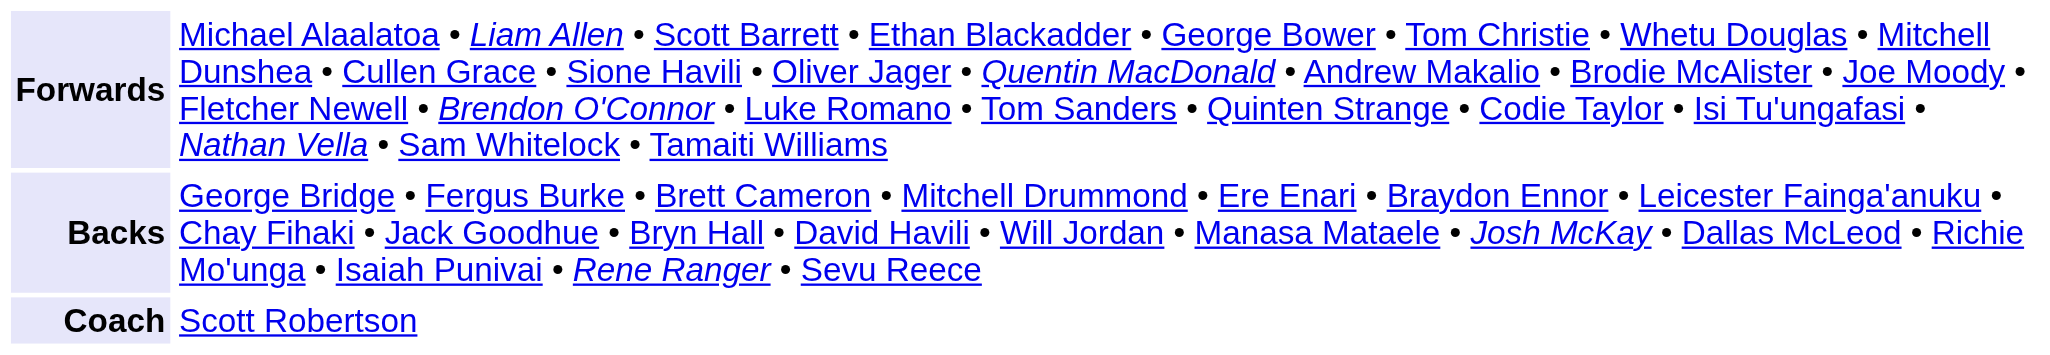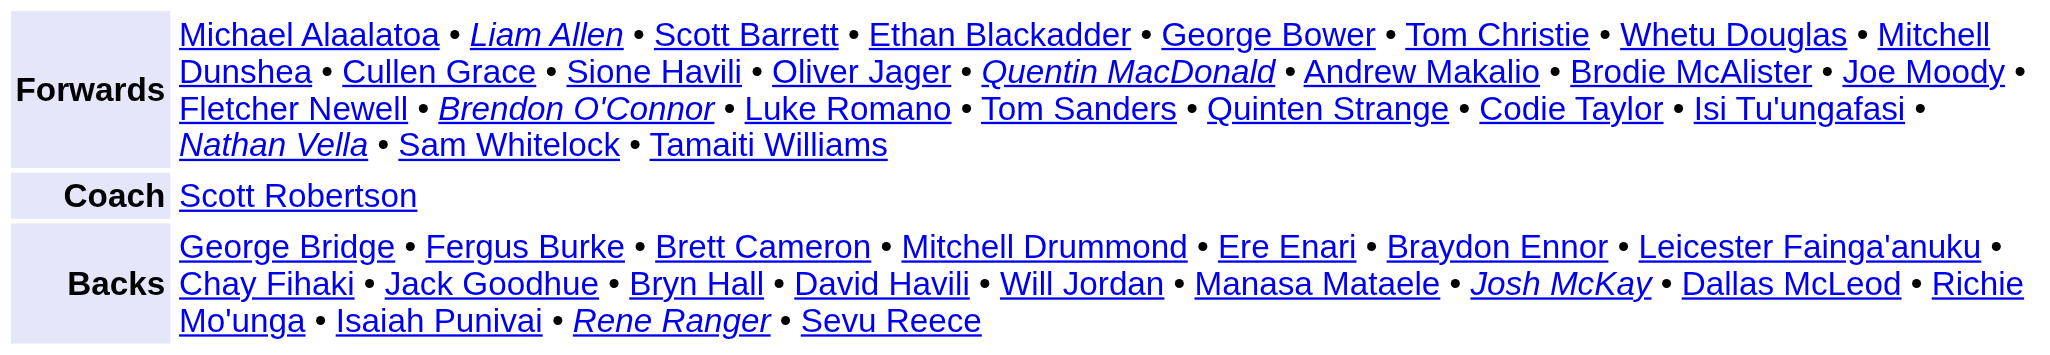rows swapped: (116, 233) <-> (114, 320)
